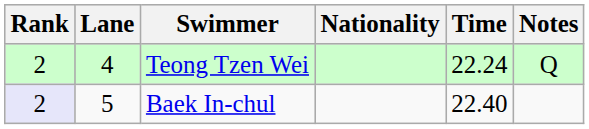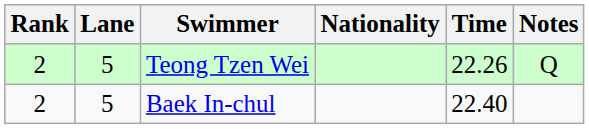(107, 63) 4 -> (107, 63) 5
(479, 63) 22.24 -> (479, 63) 22.26
(40, 103) lavender background -> (40, 103) no background
